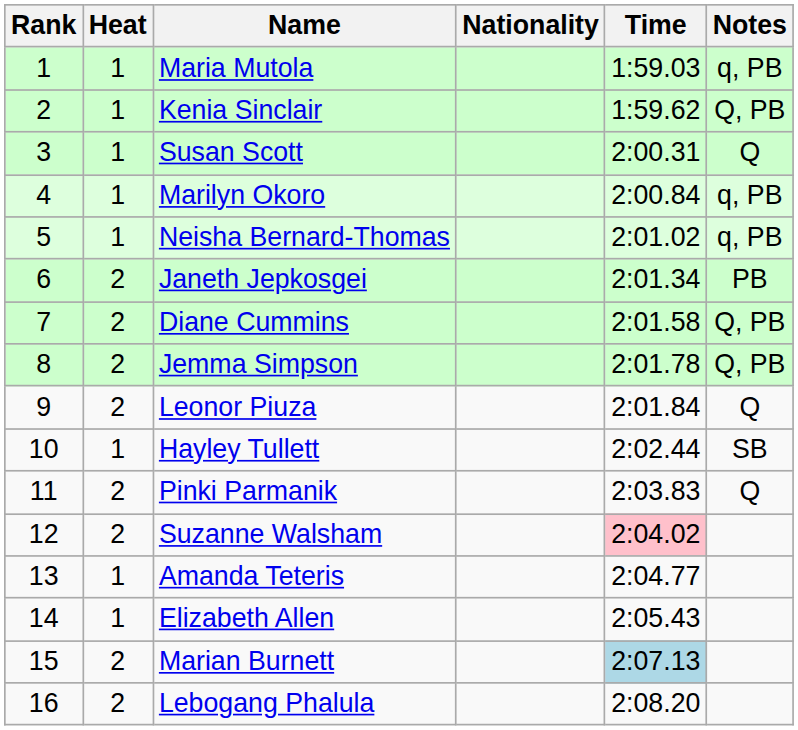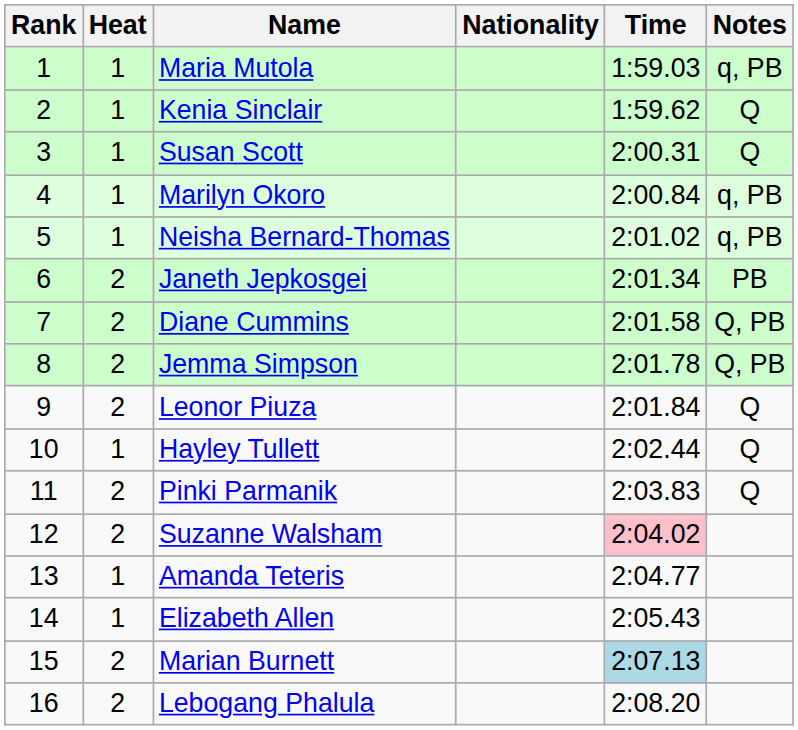(750, 110) Q, PB -> (750, 110) Q
(750, 449) SB -> (750, 449) Q
